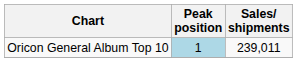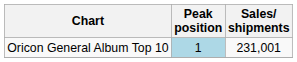(259, 47) 239,011 -> (259, 47) 231,001
